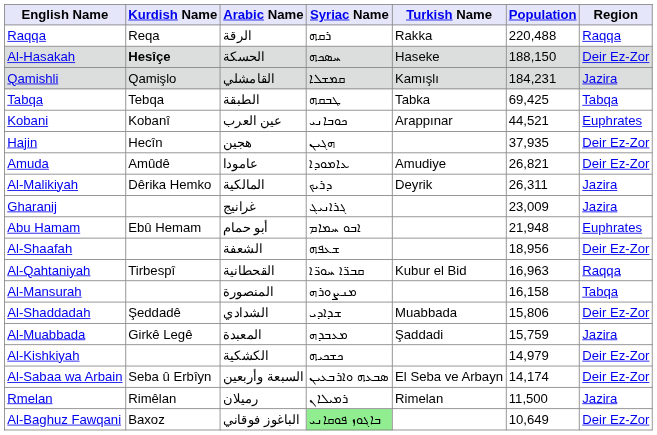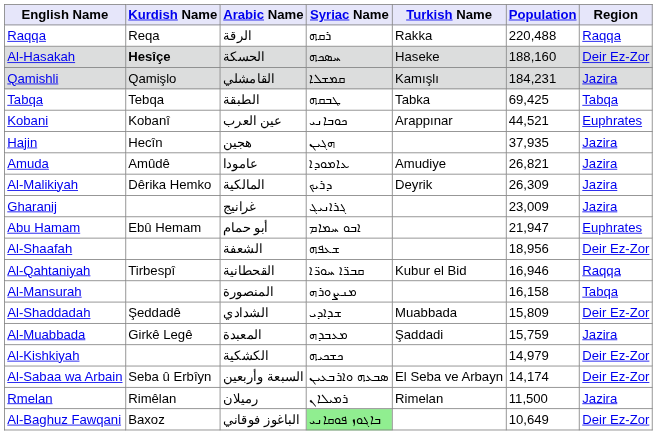(532, 56) 188,150 -> (532, 56) 188,160
(616, 142) Deir Ez-Zor -> (600, 142) Jazira
(616, 163) Deir Ez-Zor -> (600, 163) Jazira
(528, 184) 26,311 -> (529, 184) 26,309
(529, 227) 21,948 -> (529, 227) 21,947
(529, 270) 16,963 -> (529, 270) 16,946
(529, 312) 15,806 -> (529, 312) 15,809
